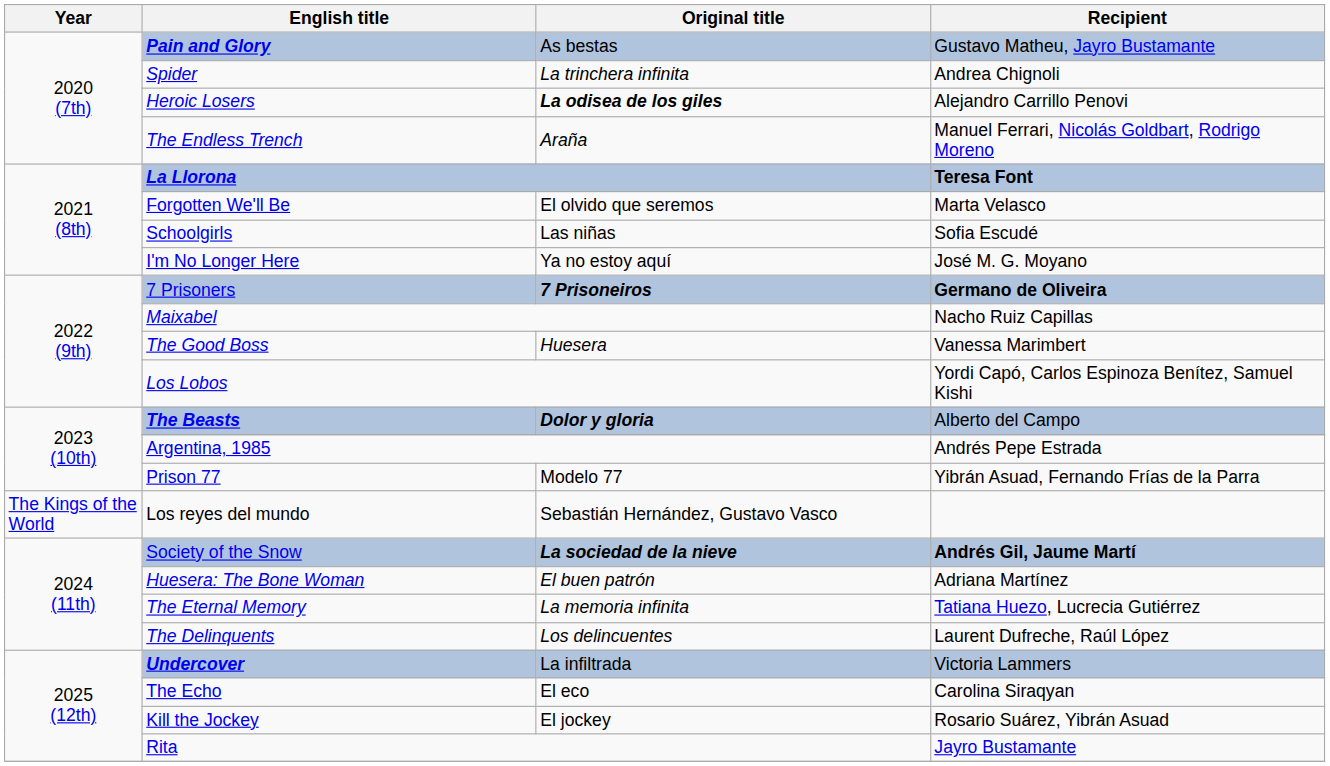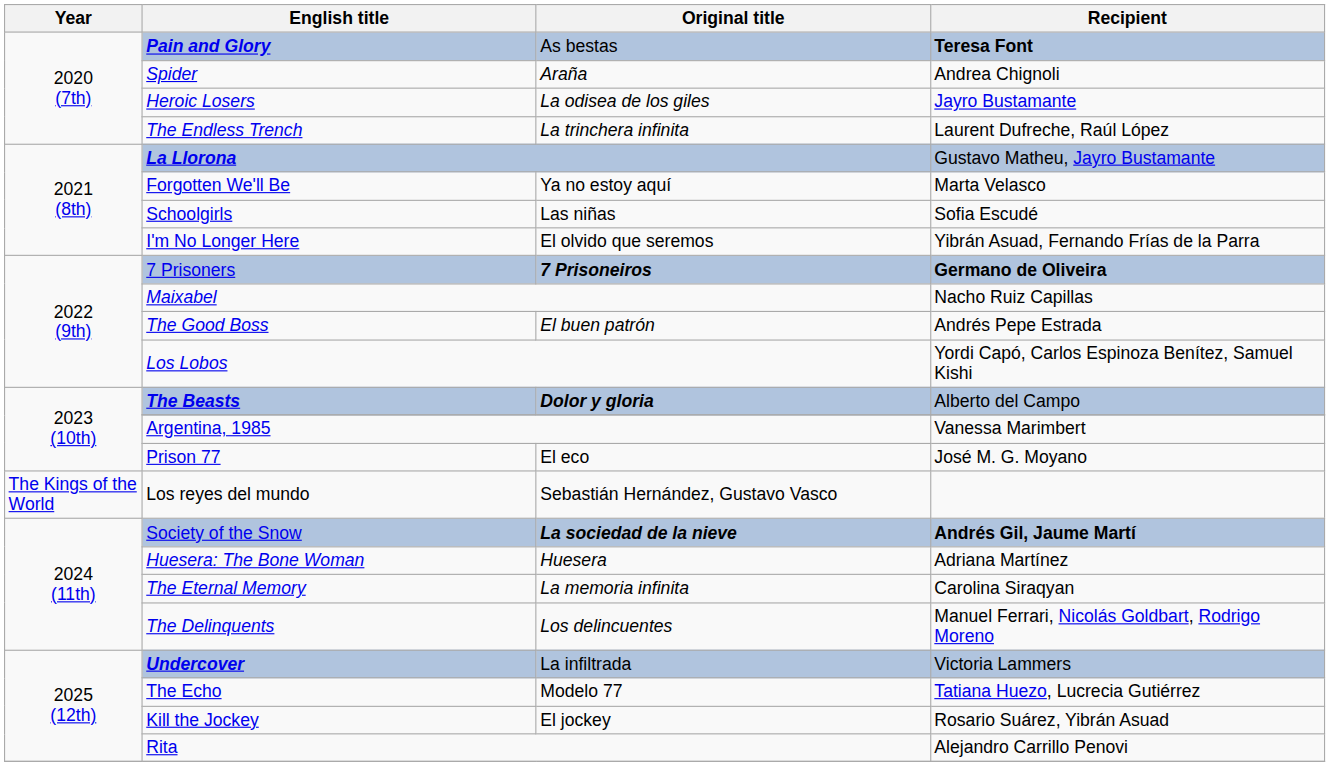(1075, 46) Gustavo Matheu, Jayro Bustamante -> (984, 46) Teresa Font
(615, 74) La trinchera infinita -> (564, 74) Araña
(631, 102) bold -> (625, 102) normal
(1031, 102) Alejandro Carrillo Penovi -> (1005, 102) Jayro Bustamante
(564, 140) Araña -> (615, 130) La trinchera infinita
(1097, 140) Manuel Ferrari, Nicolás Goldbart, Rodrigo Moreno -> (1052, 130) Laurent Dufreche, Raúl López
(984, 177) Teresa Font -> (1075, 158) Gustavo Matheu, Jayro Bustamante
(627, 205) El olvido que seremos -> (606, 185) Ya no estoy aquí
(606, 261) Ya no estoy aquí -> (627, 241) El olvido que seremos
(1011, 261) José M. G. Moyano -> (1097, 241) Yibrán Asuad, Fernando Frías de la Parra
(574, 345) Huesera -> (598, 325) El buen patrón
(1010, 345) Vanessa Marimbert -> (1018, 325) Andrés Pepe Estrada
(1018, 448) Andrés Pepe Estrada -> (1010, 429) Vanessa Marimbert
(581, 476) Modelo 77 -> (565, 456) El eco
(1097, 476) Yibrán Asuad, Fernando Frías de la Parra -> (1011, 456) José M. G. Moyano
(598, 580) El buen patrón -> (574, 560) Huesera
(1067, 608) Tatiana Huezo, Lucrecia Gutiérrez -> (1004, 588) Carolina Siraqyan
(1052, 636) Laurent Dufreche, Raúl López -> (1097, 626) Manuel Ferrari, Nicolás Goldbart, Rodrigo Moreno
(565, 691) El eco -> (581, 691) Modelo 77
(1004, 691) Carolina Siraqyan -> (1067, 691) Tatiana Huezo, Lucrecia Gutiérrez
(1005, 747) Jayro Bustamante -> (1031, 747) Alejandro Carrillo Penovi
